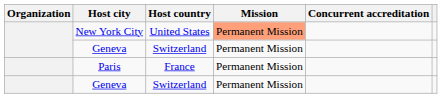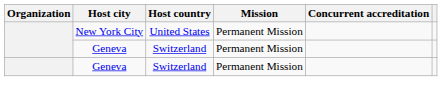(259, 31) lightsalmon background -> (259, 31) no background
- row: (109, 66)
